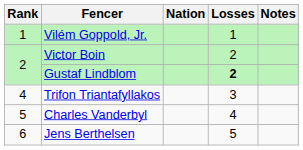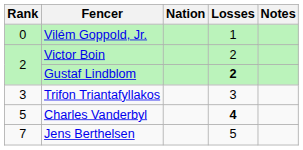(23, 34) 1 -> (23, 34) 0
(23, 94) 4 -> (23, 94) 3
(233, 114) normal -> (233, 114) bold
(23, 134) 6 -> (23, 134) 7
